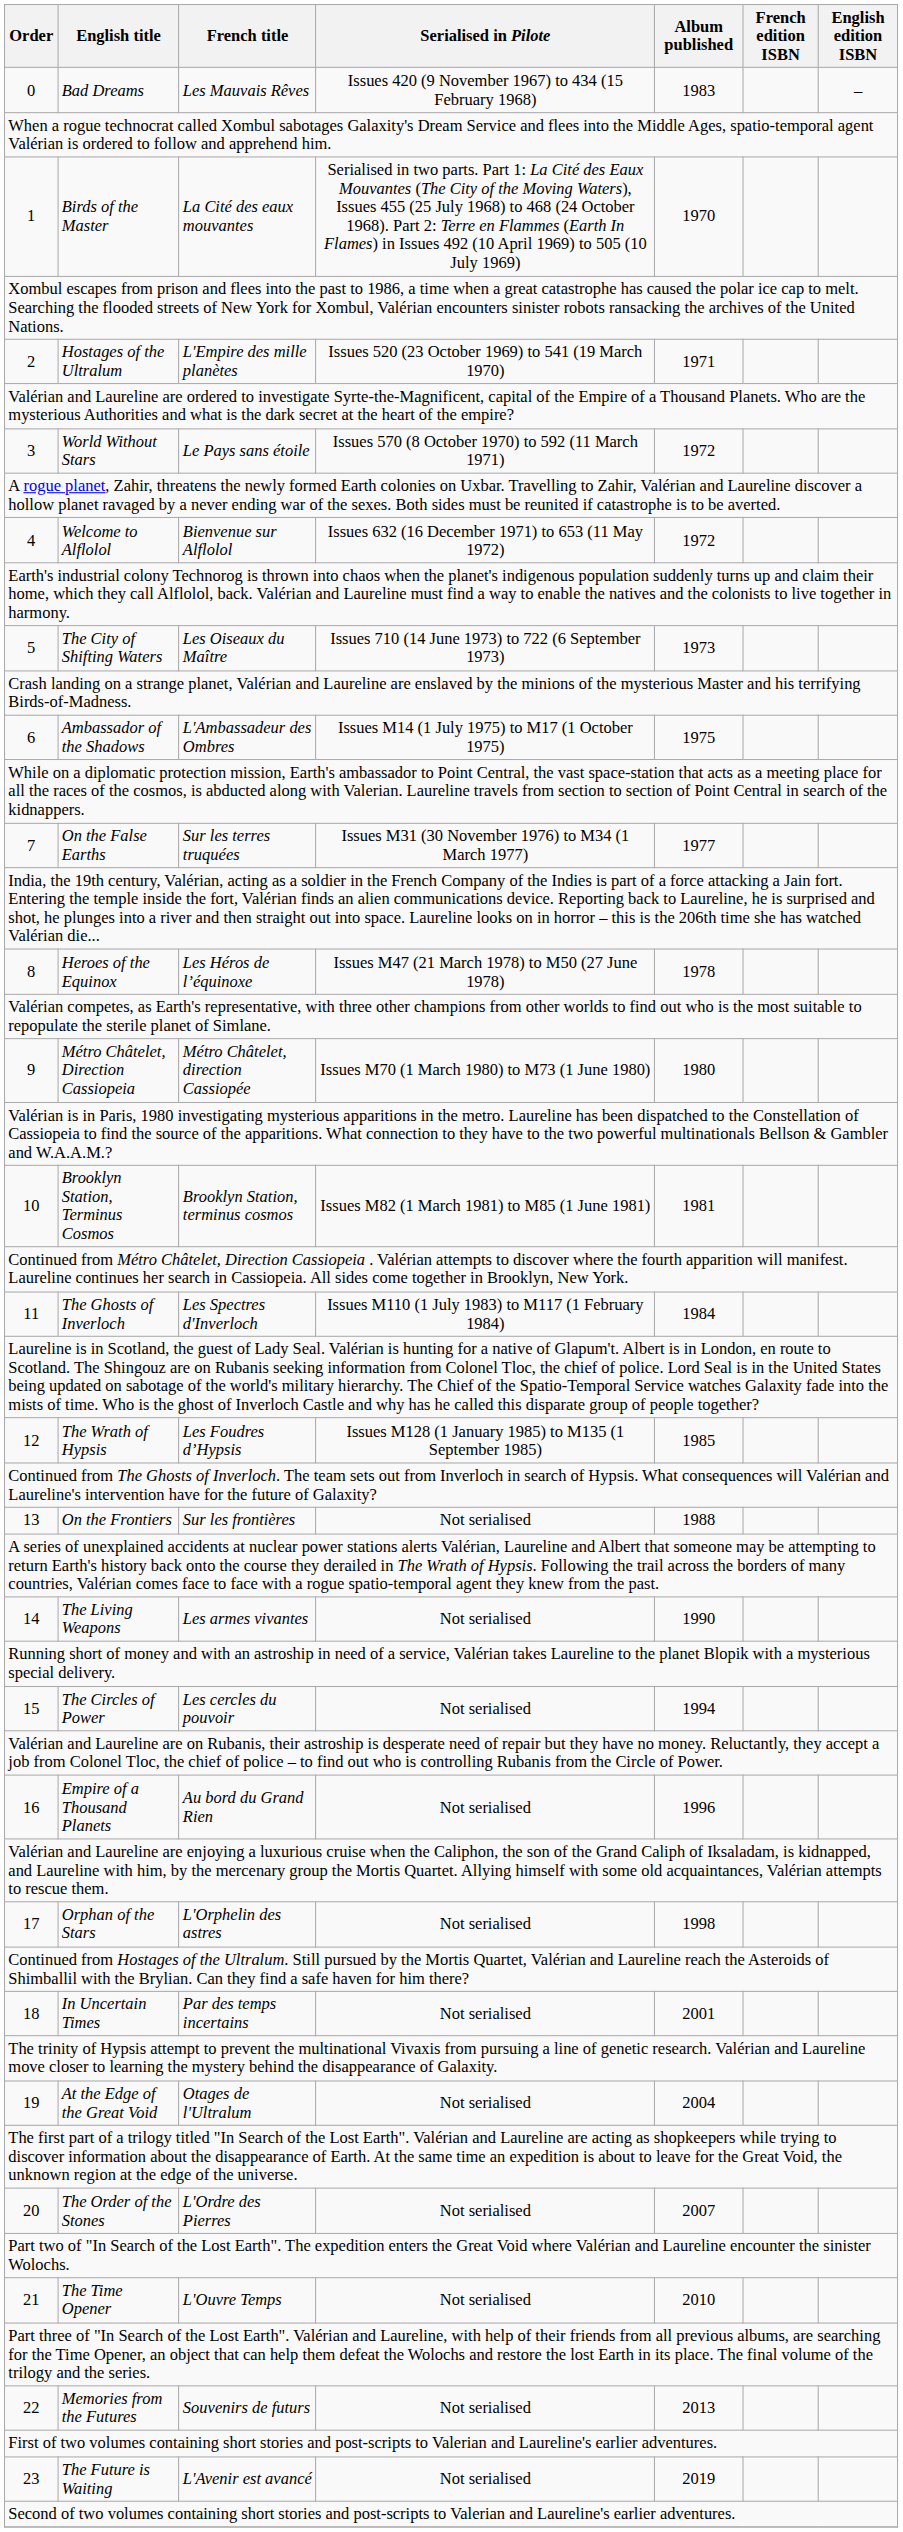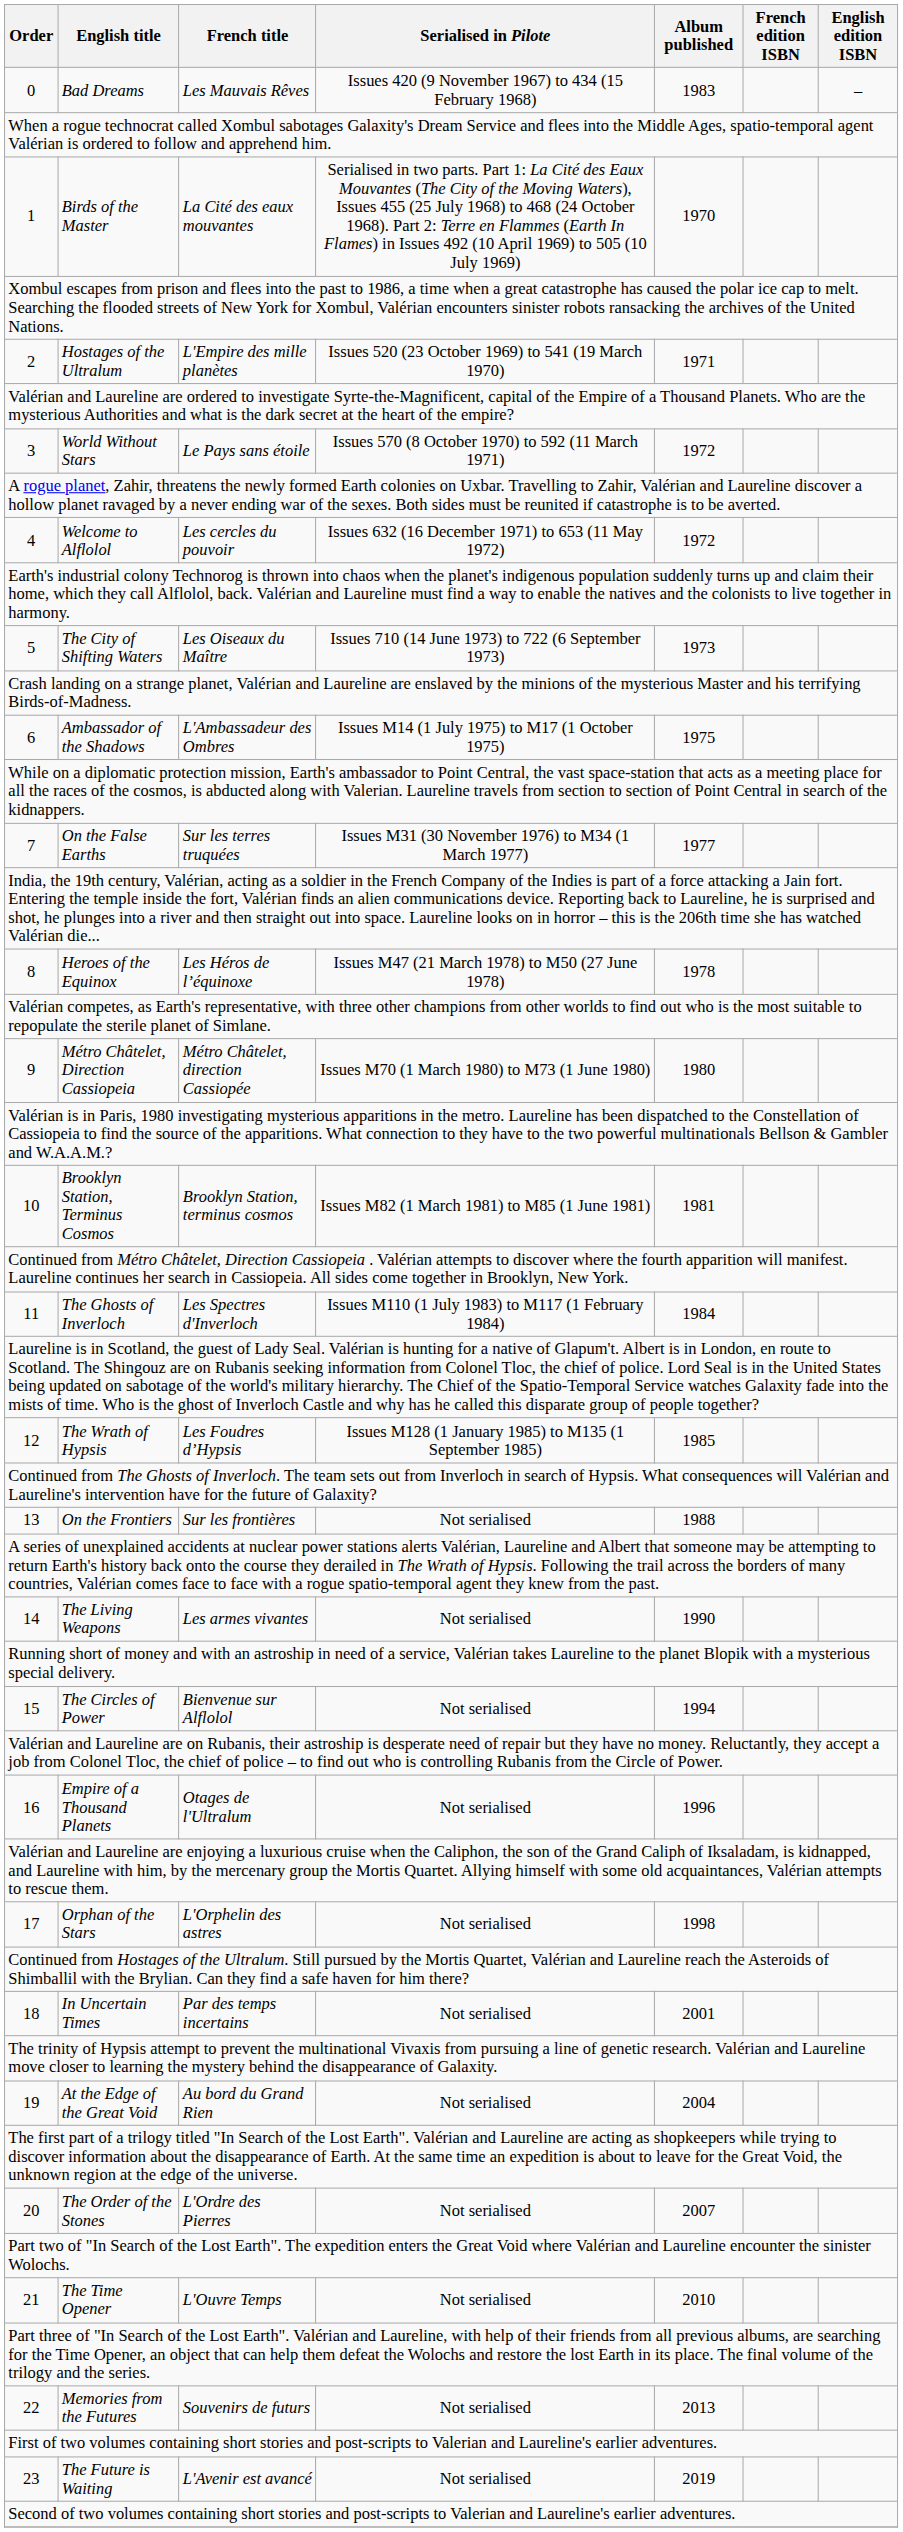(230, 540) Bienvenue sur Alflolol -> (230, 540) Les cercles du pouvoir
(230, 1708) Les cercles du pouvoir -> (230, 1708) Bienvenue sur Alflolol
(243, 1807) Au bord du Grand Rien -> (217, 1807) Otages de l'Ultralum
(217, 2102) Otages de l'Ultralum -> (243, 2102) Au bord du Grand Rien
